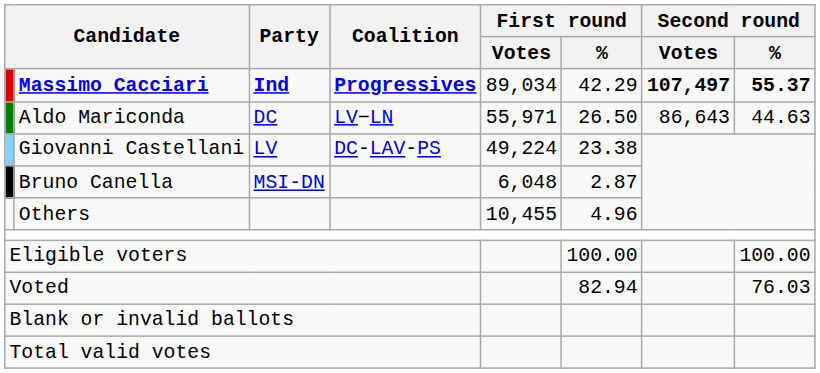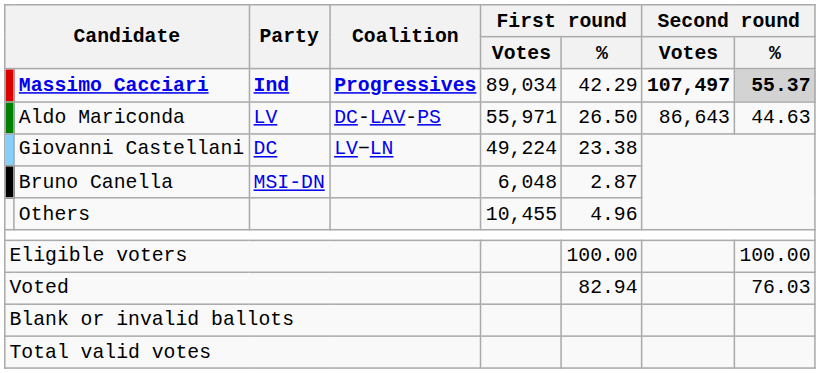(781, 85) no background -> (781, 85) lightgrey background
(265, 117) DC -> (265, 117) LV
(364, 117) LV−LN -> (388, 117) DC-LAV-PS
(265, 150) LV -> (265, 150) DC
(388, 150) DC-LAV-PS -> (364, 150) LV−LN
